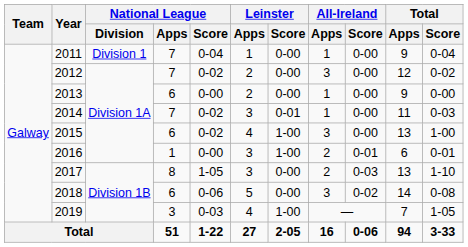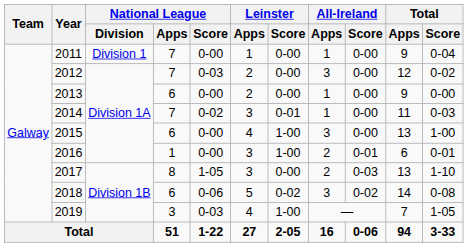(211, 53) 0-04 -> (211, 53) 0-00
(211, 73) 0-02 -> (211, 73) 0-03
(211, 133) 0-02 -> (211, 133) 0-00
(288, 192) 0-00 -> (288, 192) 0-02
